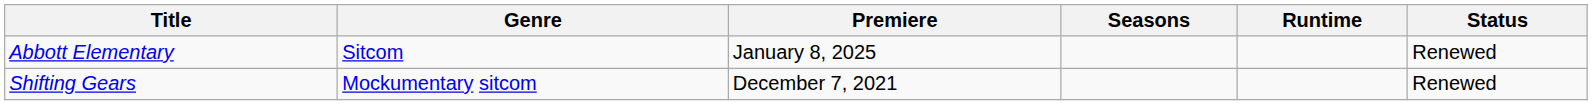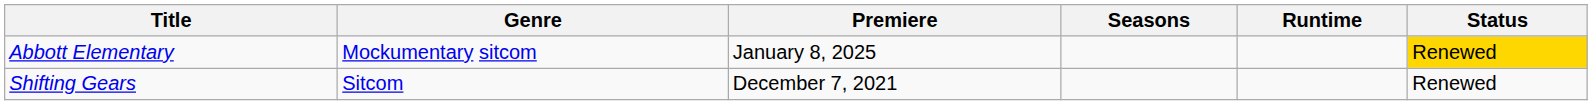(373, 52) Sitcom -> (440, 52) Mockumentary sitcom
(1454, 52) no background -> (1454, 52) gold background
(440, 83) Mockumentary sitcom -> (373, 83) Sitcom
